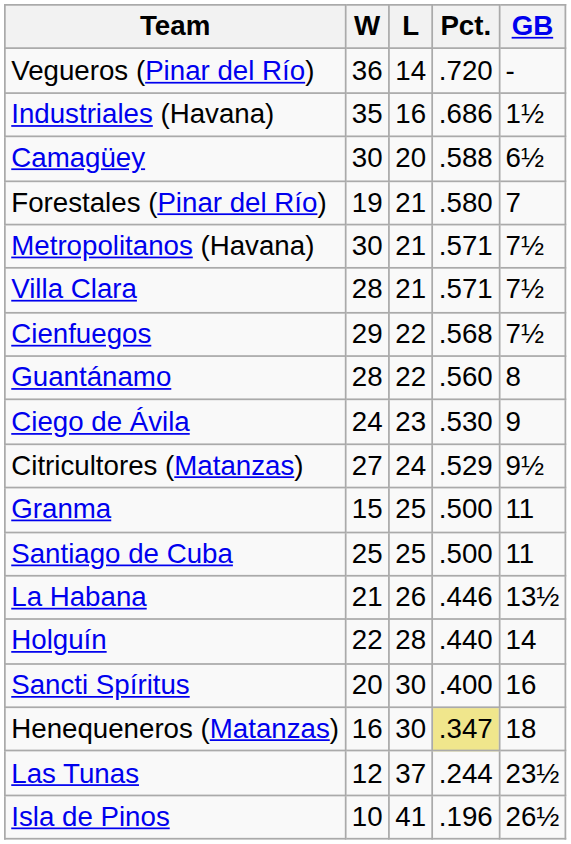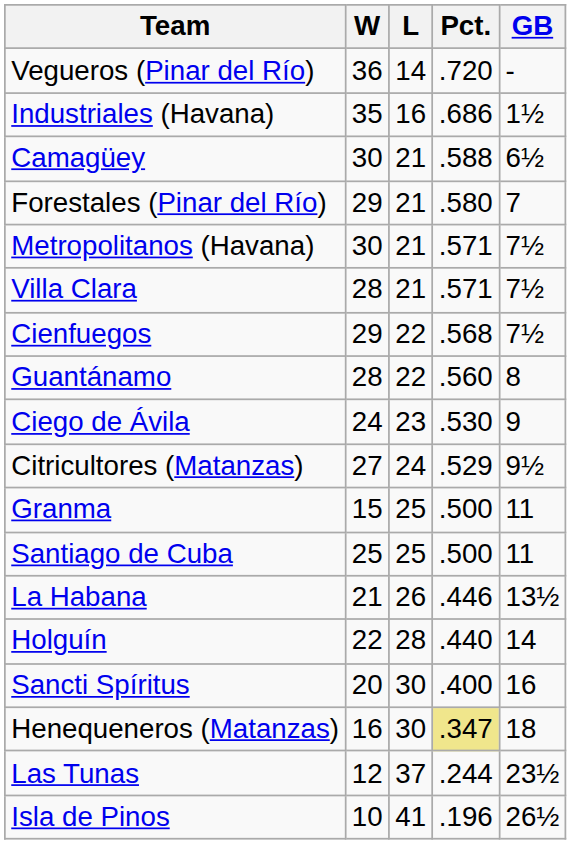(411, 158) 20 -> (411, 158) 21
(367, 202) 19 -> (367, 202) 29
